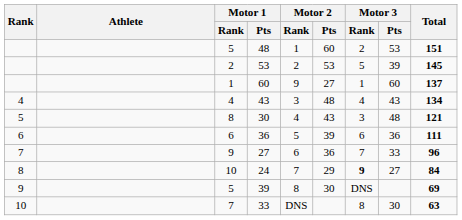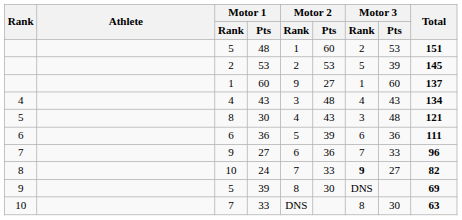(329, 170) 29 -> (329, 170) 33
(434, 170) 84 -> (434, 170) 82
